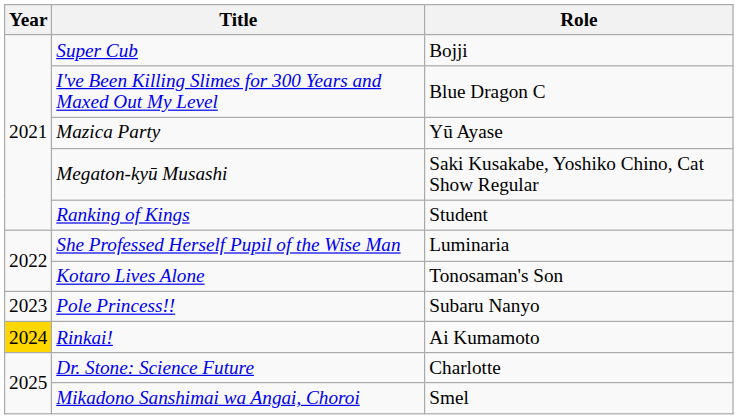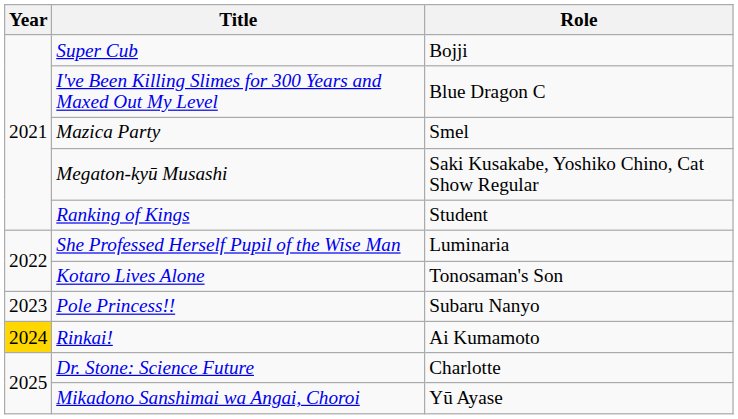(466, 132) Yū Ayase -> (449, 132) Smel
(449, 397) Smel -> (466, 397) Yū Ayase
